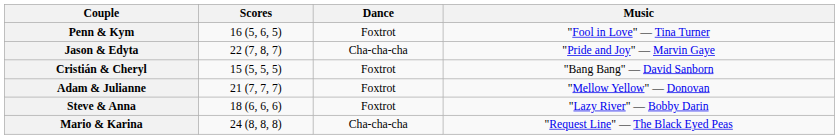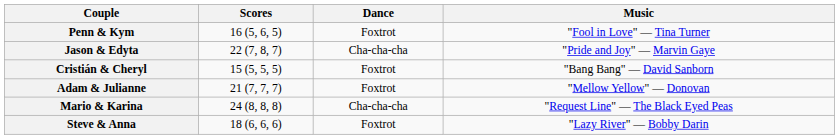rows swapped: (101, 124) <-> (101, 106)
